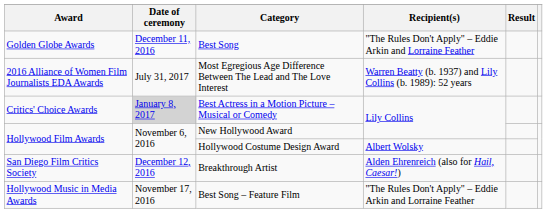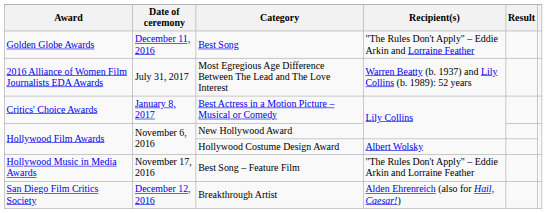(155, 109) lightgrey background -> (155, 109) no background
rows swapped: (249, 195) <-> (238, 168)
